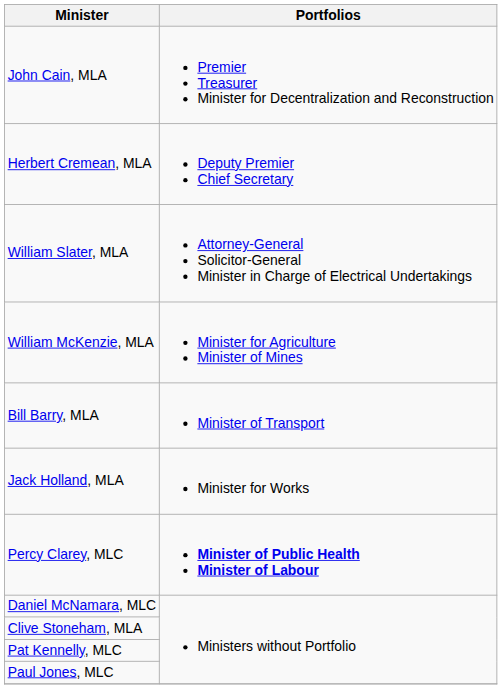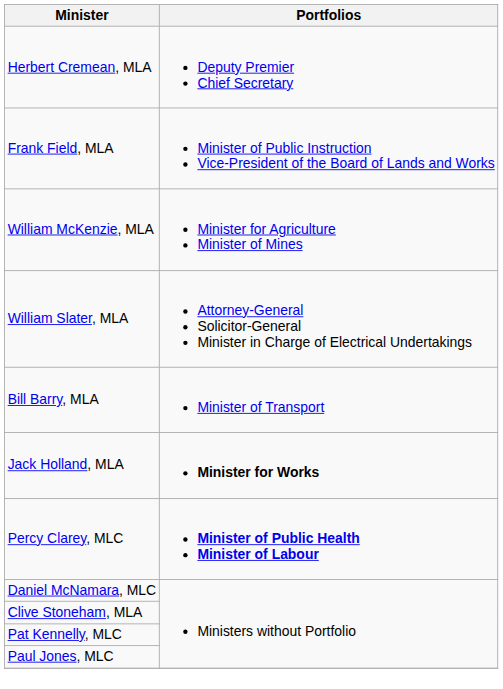- row: (57, 75)
+ row: (61, 148)
rows swapped: (68, 253) <-> (81, 342)
(328, 489) normal -> (329, 473) bold
